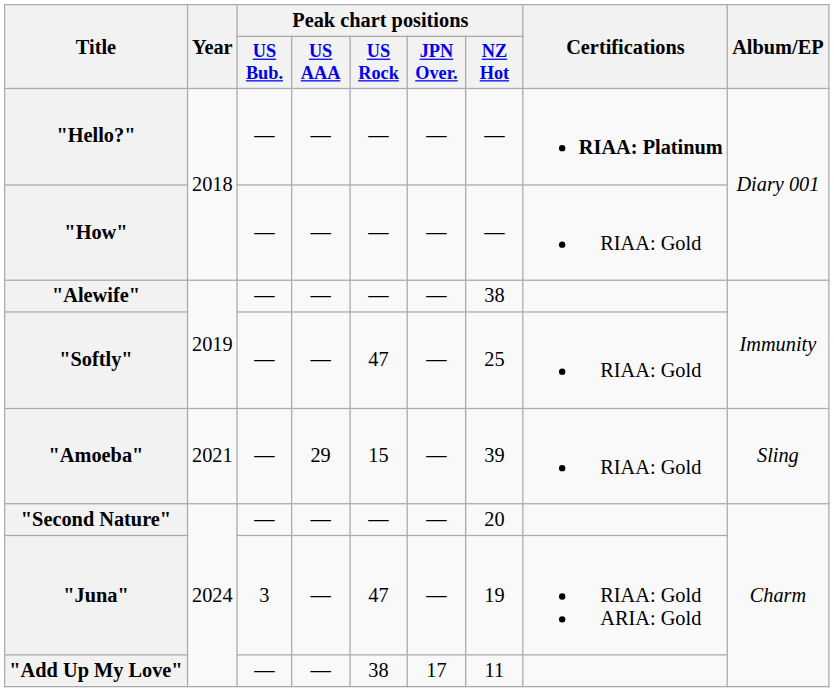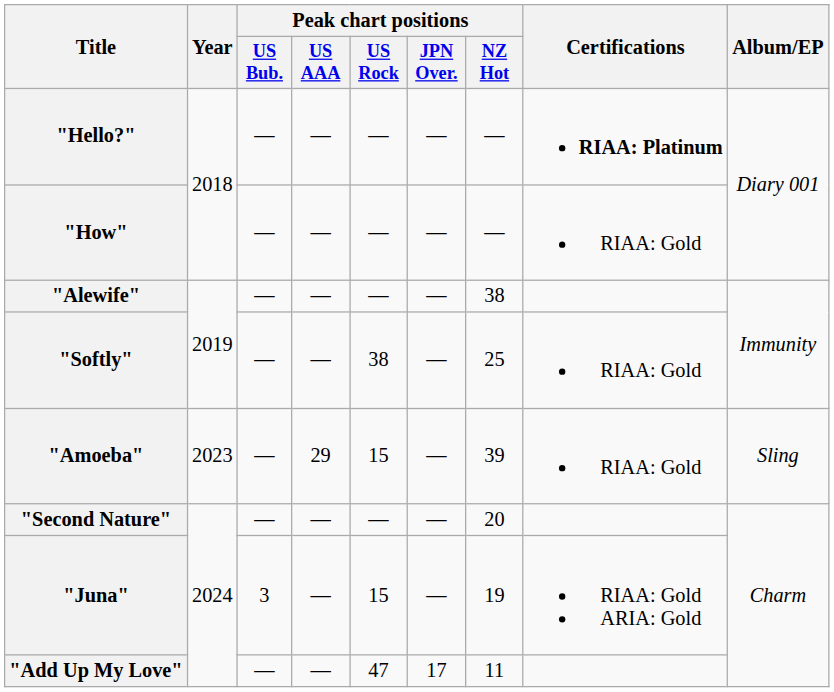(379, 360) 47 -> (379, 360) 38
(212, 455) 2021 -> (212, 455) 2023
(379, 595) 47 -> (379, 595) 15
(379, 670) 38 -> (379, 670) 47
